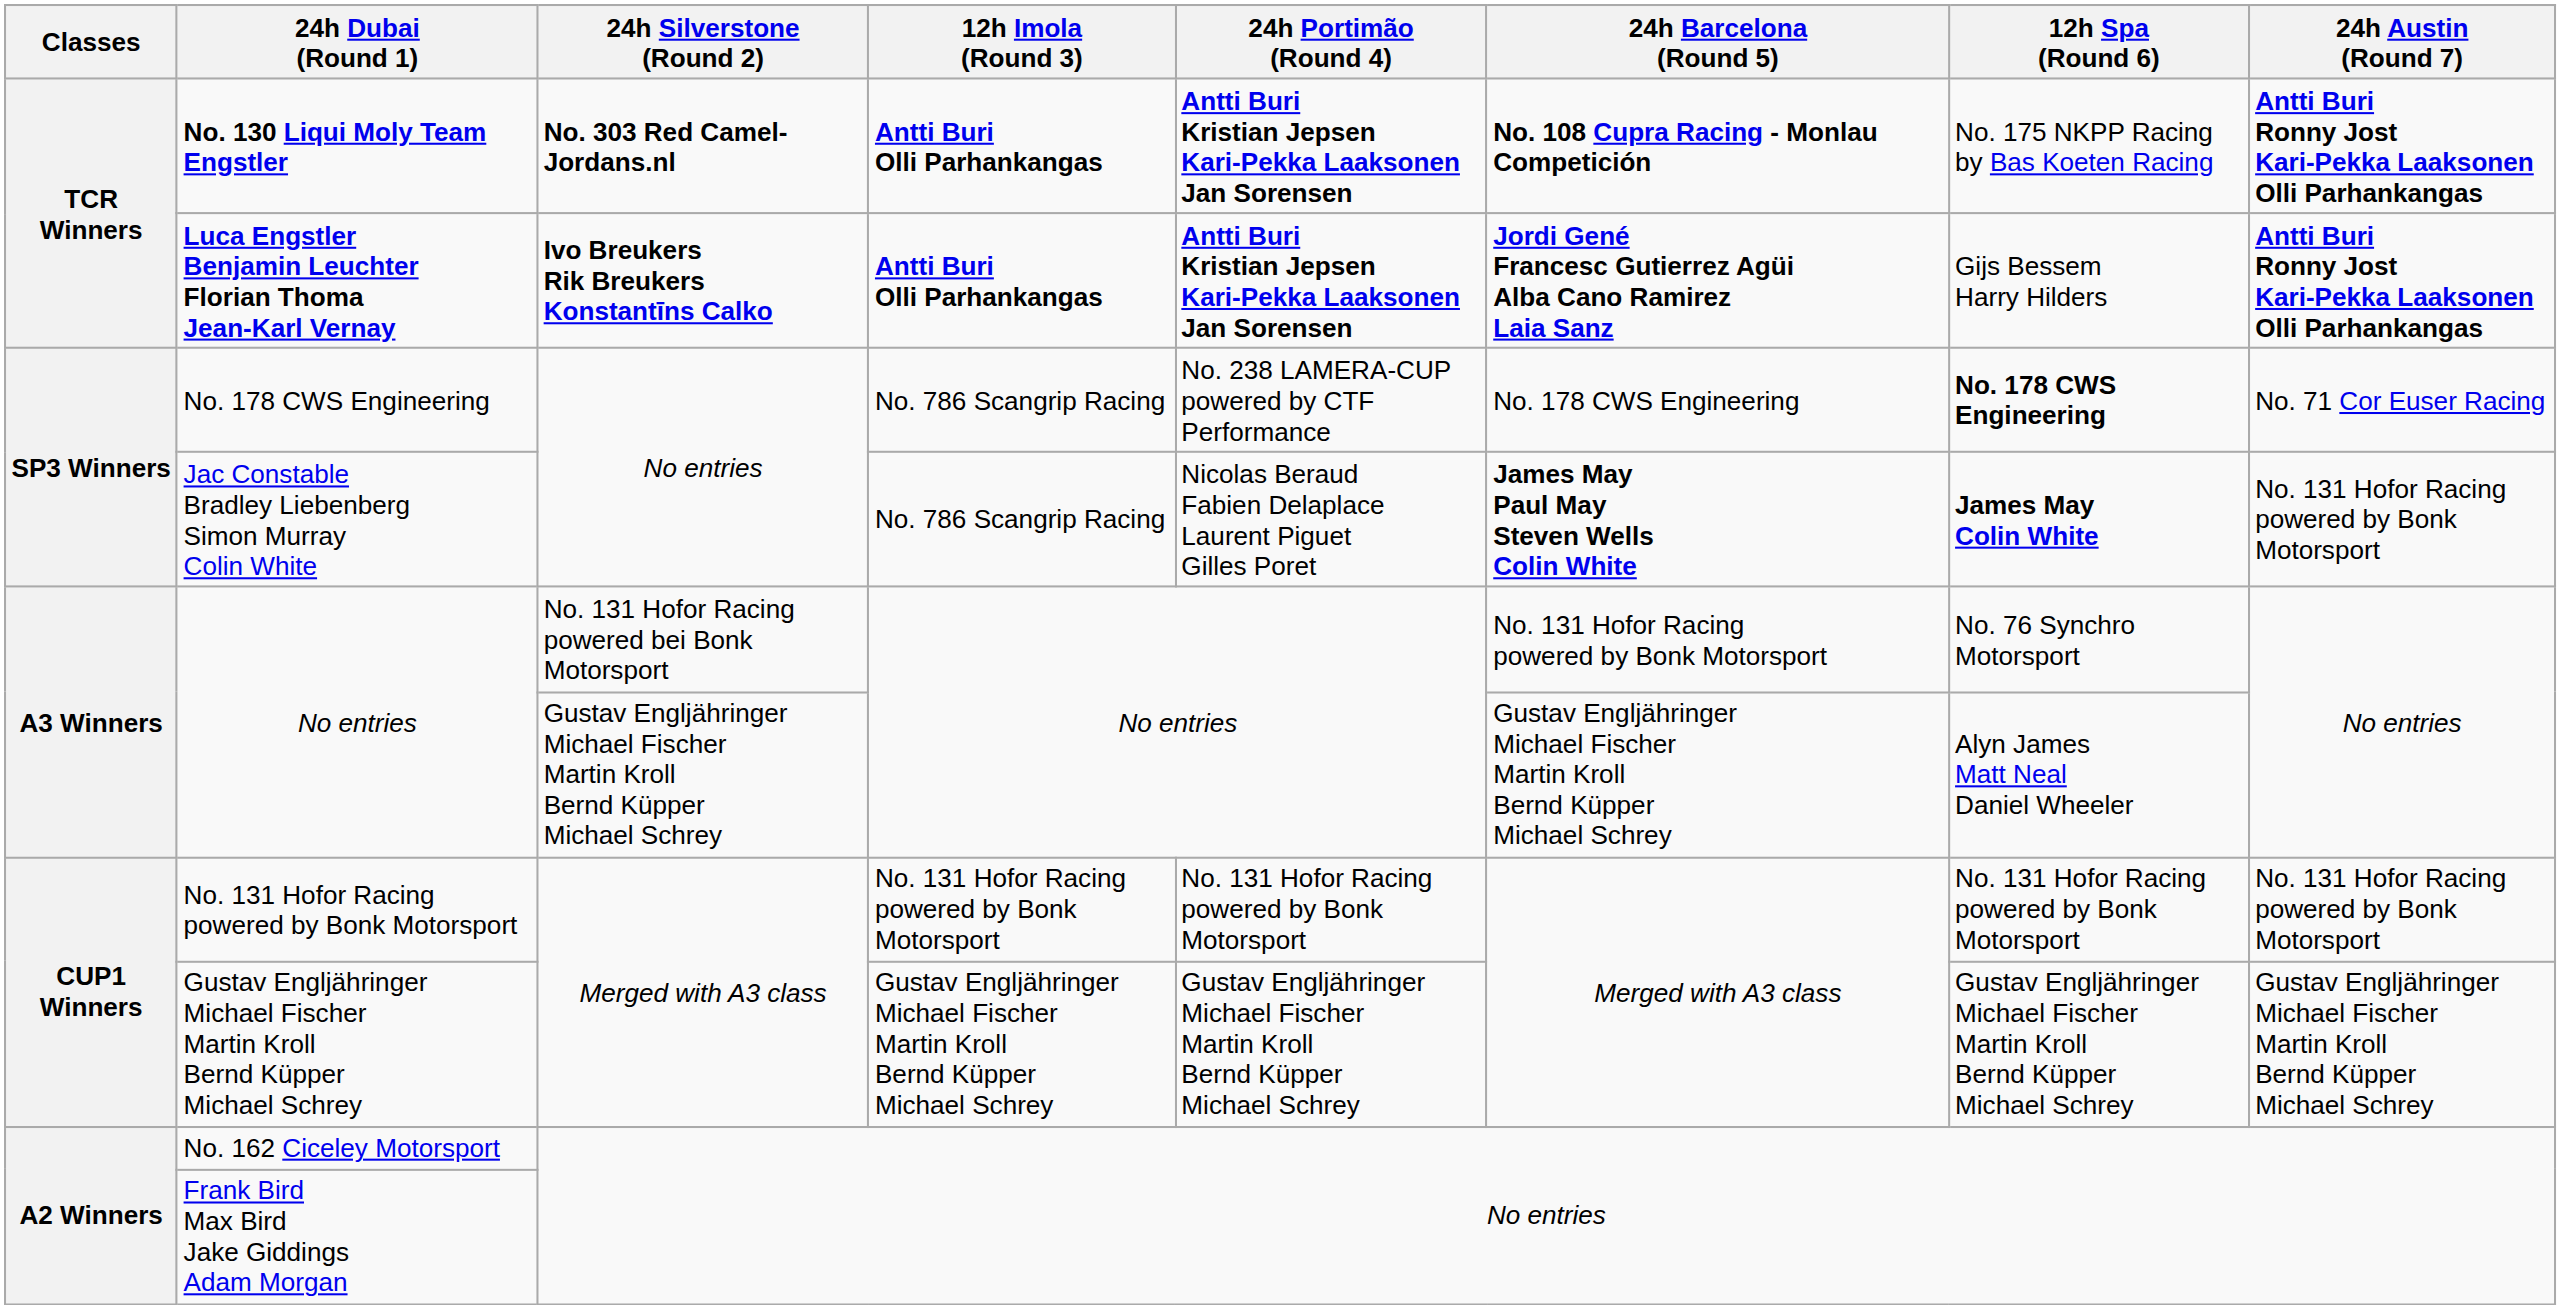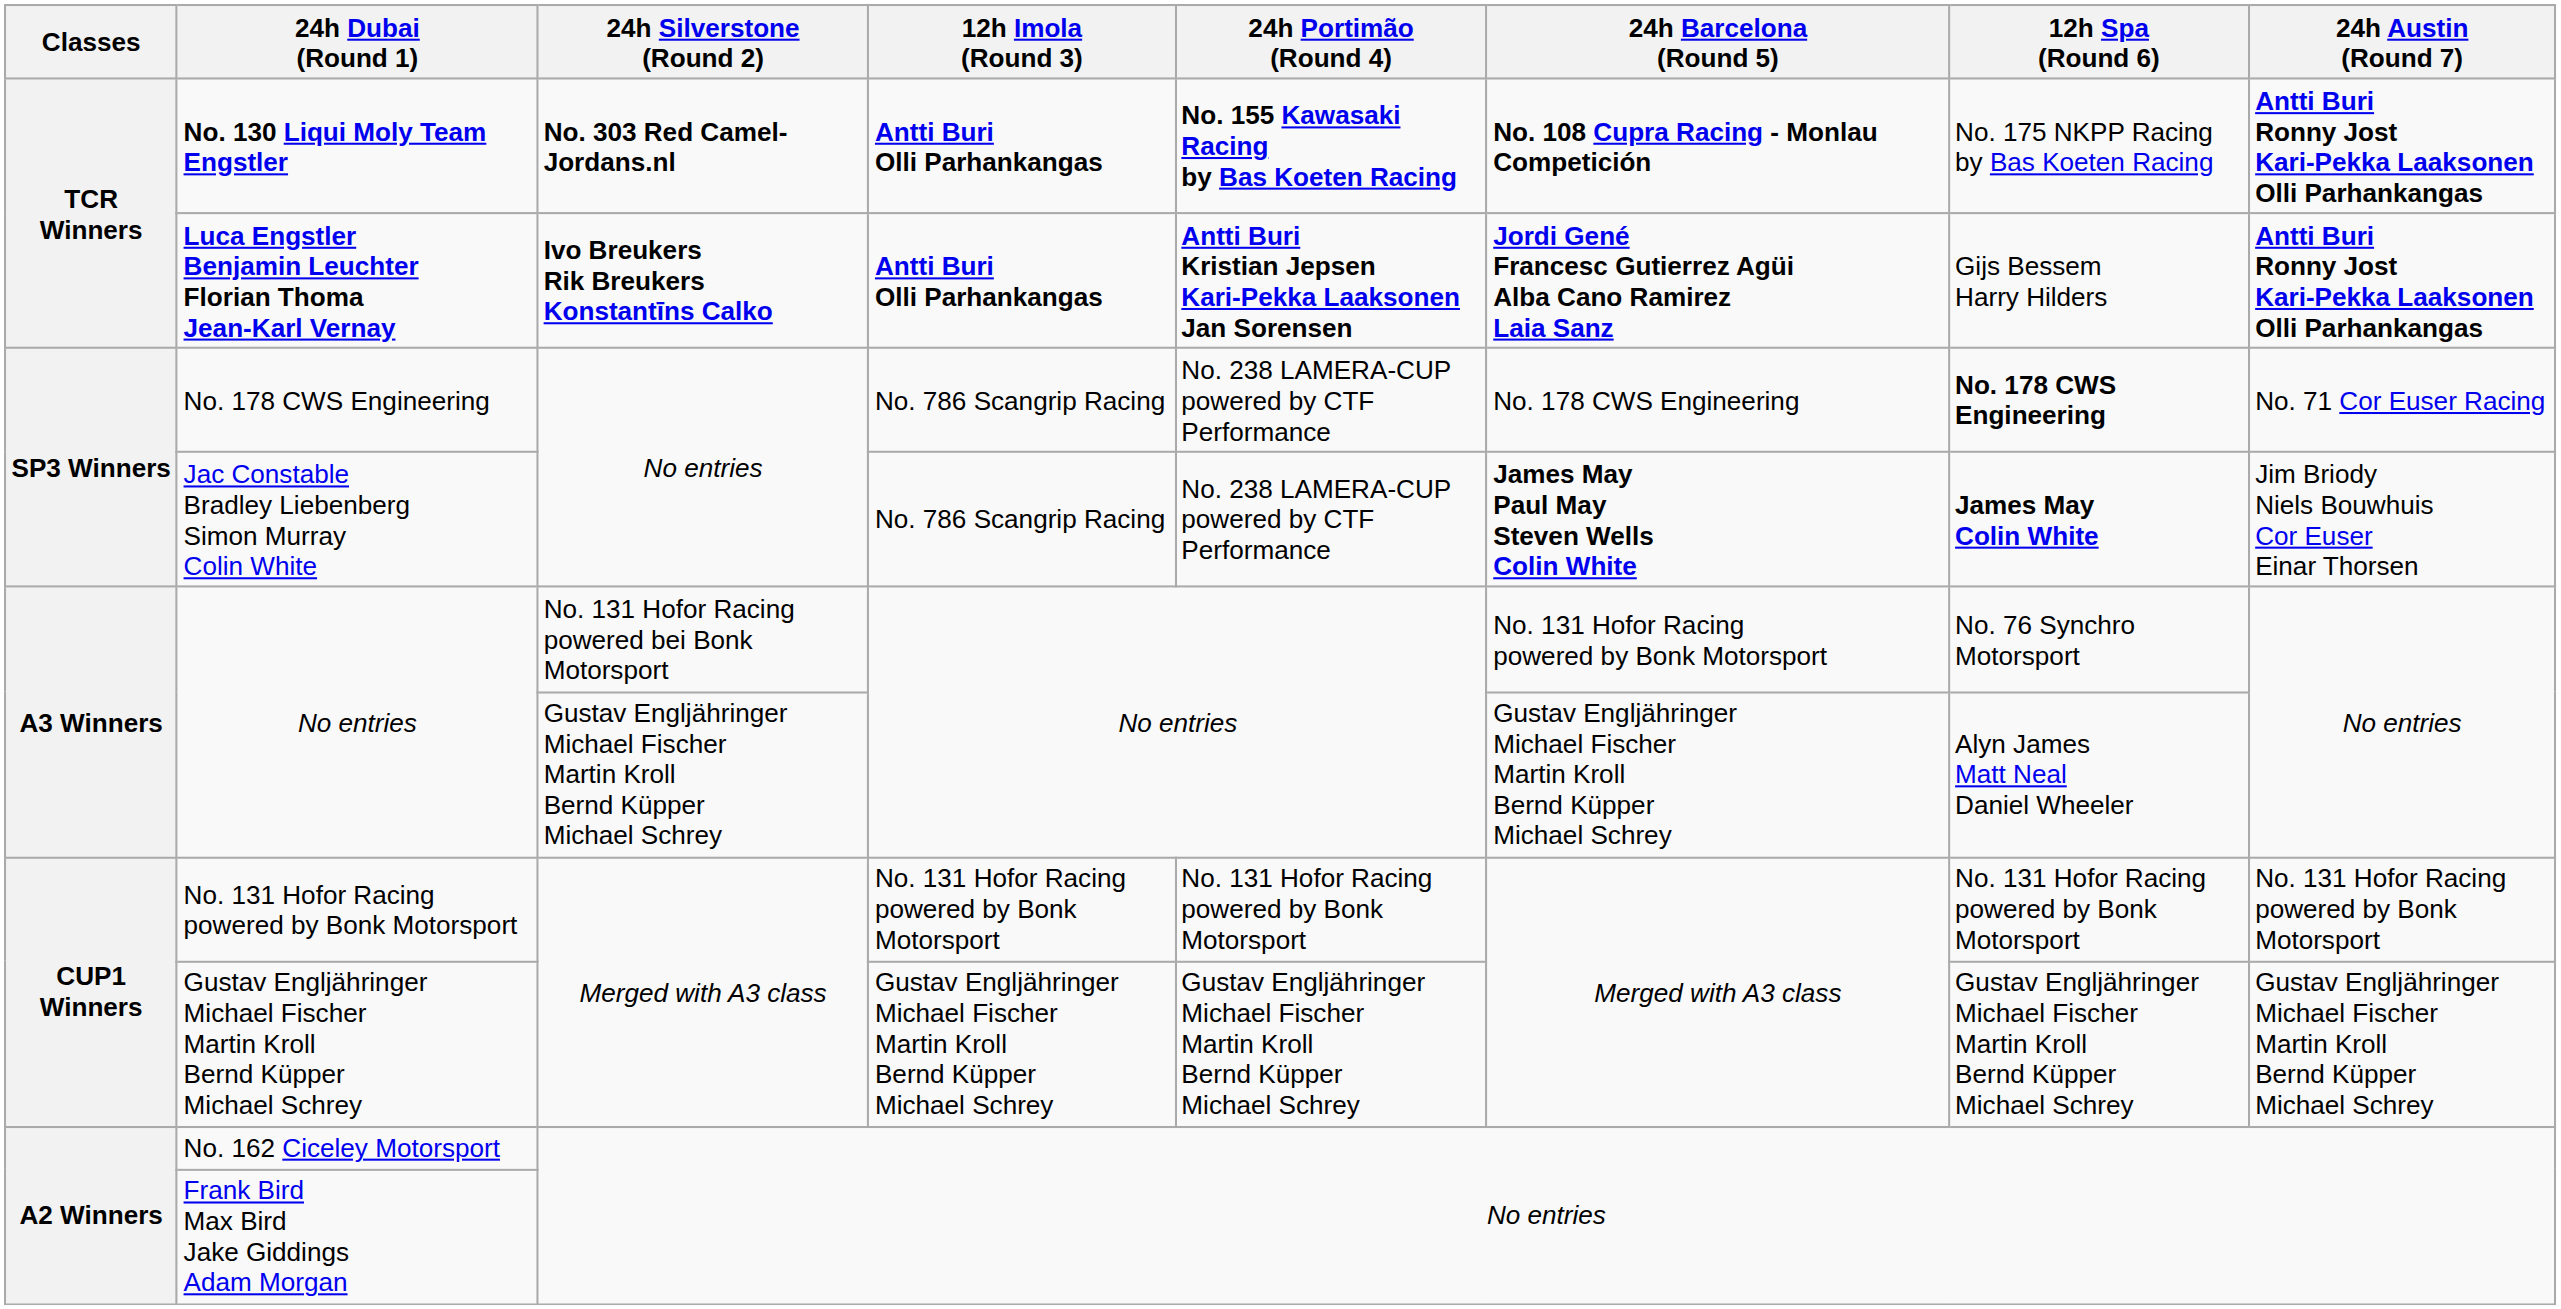(1321, 146) Antti Buri Kristian Jepsen Kari-Pekka Laaksonen Jan Sorensen -> (1319, 146) No. 155 Kawasaki Racing by Bas Koeten Racing
(1283, 520) Nicolas Beraud Fabien Delaplace Laurent Piguet Gilles Poret -> (1316, 520) No. 238 LAMERA-CUP powered by CTF Performance
(2381, 520) No. 131 Hofor Racing powered by Bonk Motorsport -> (2344, 520) Jim Briody Niels Bouwhuis Cor Euser Einar Thorsen
